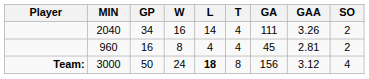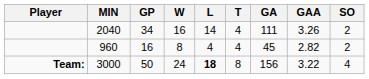(309, 47) 2.81 -> (309, 47) 2.82
(309, 64) 3.12 -> (309, 64) 3.22
